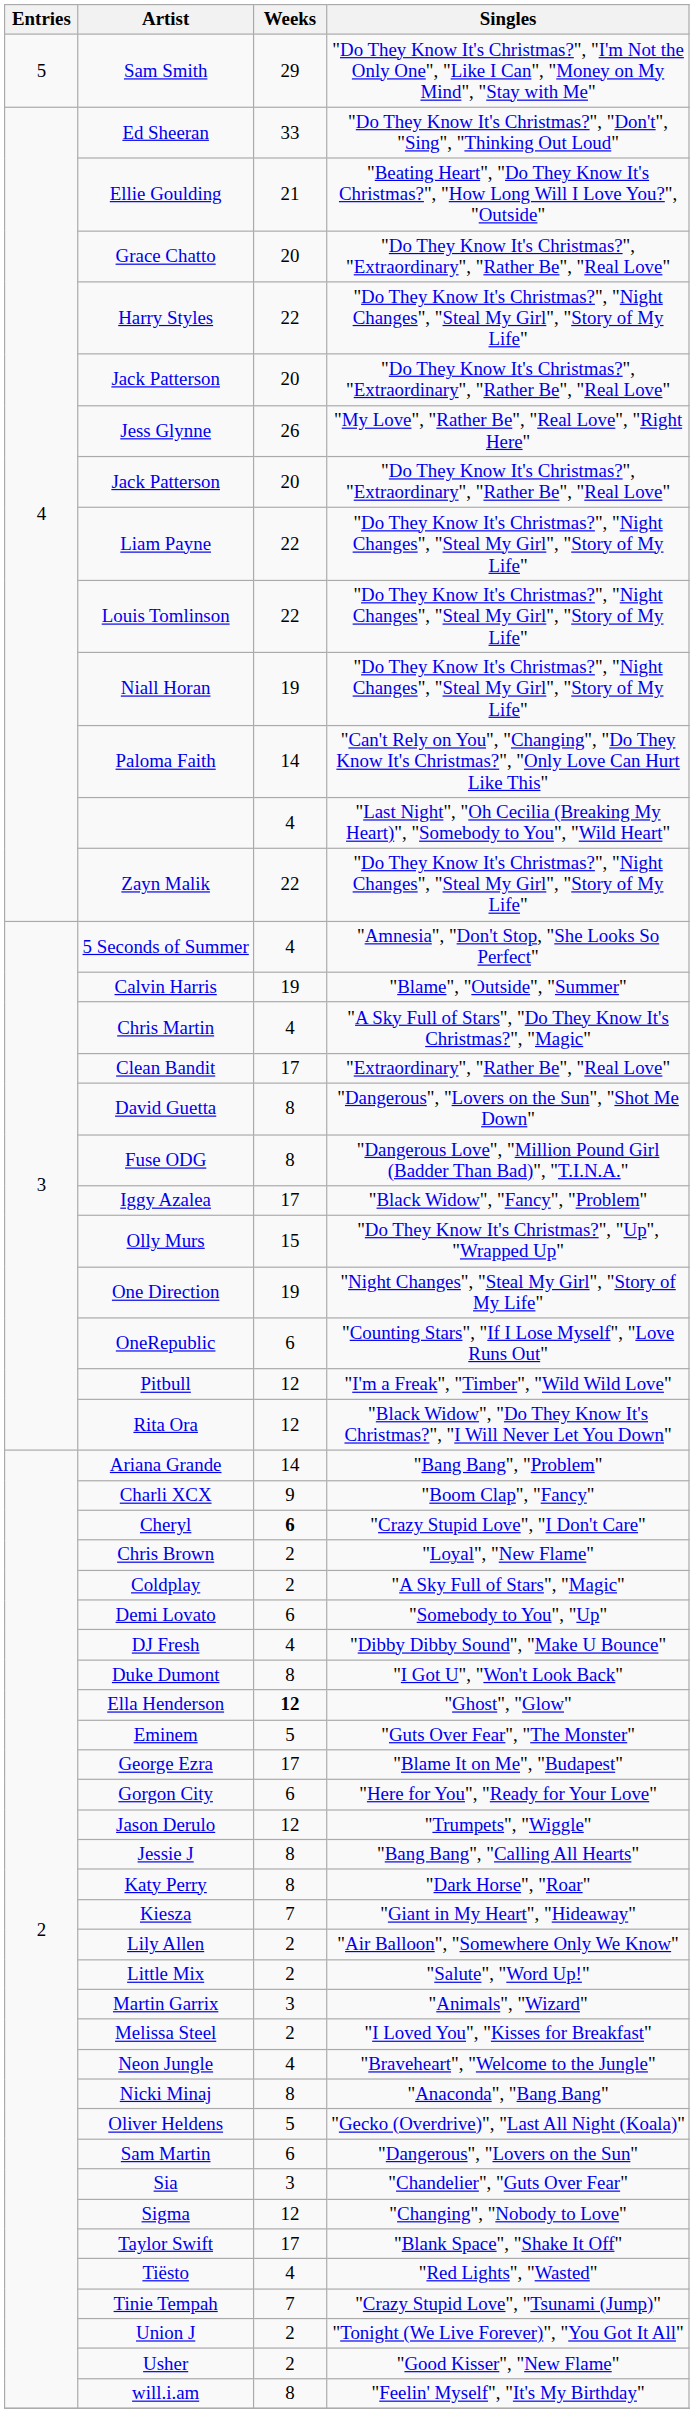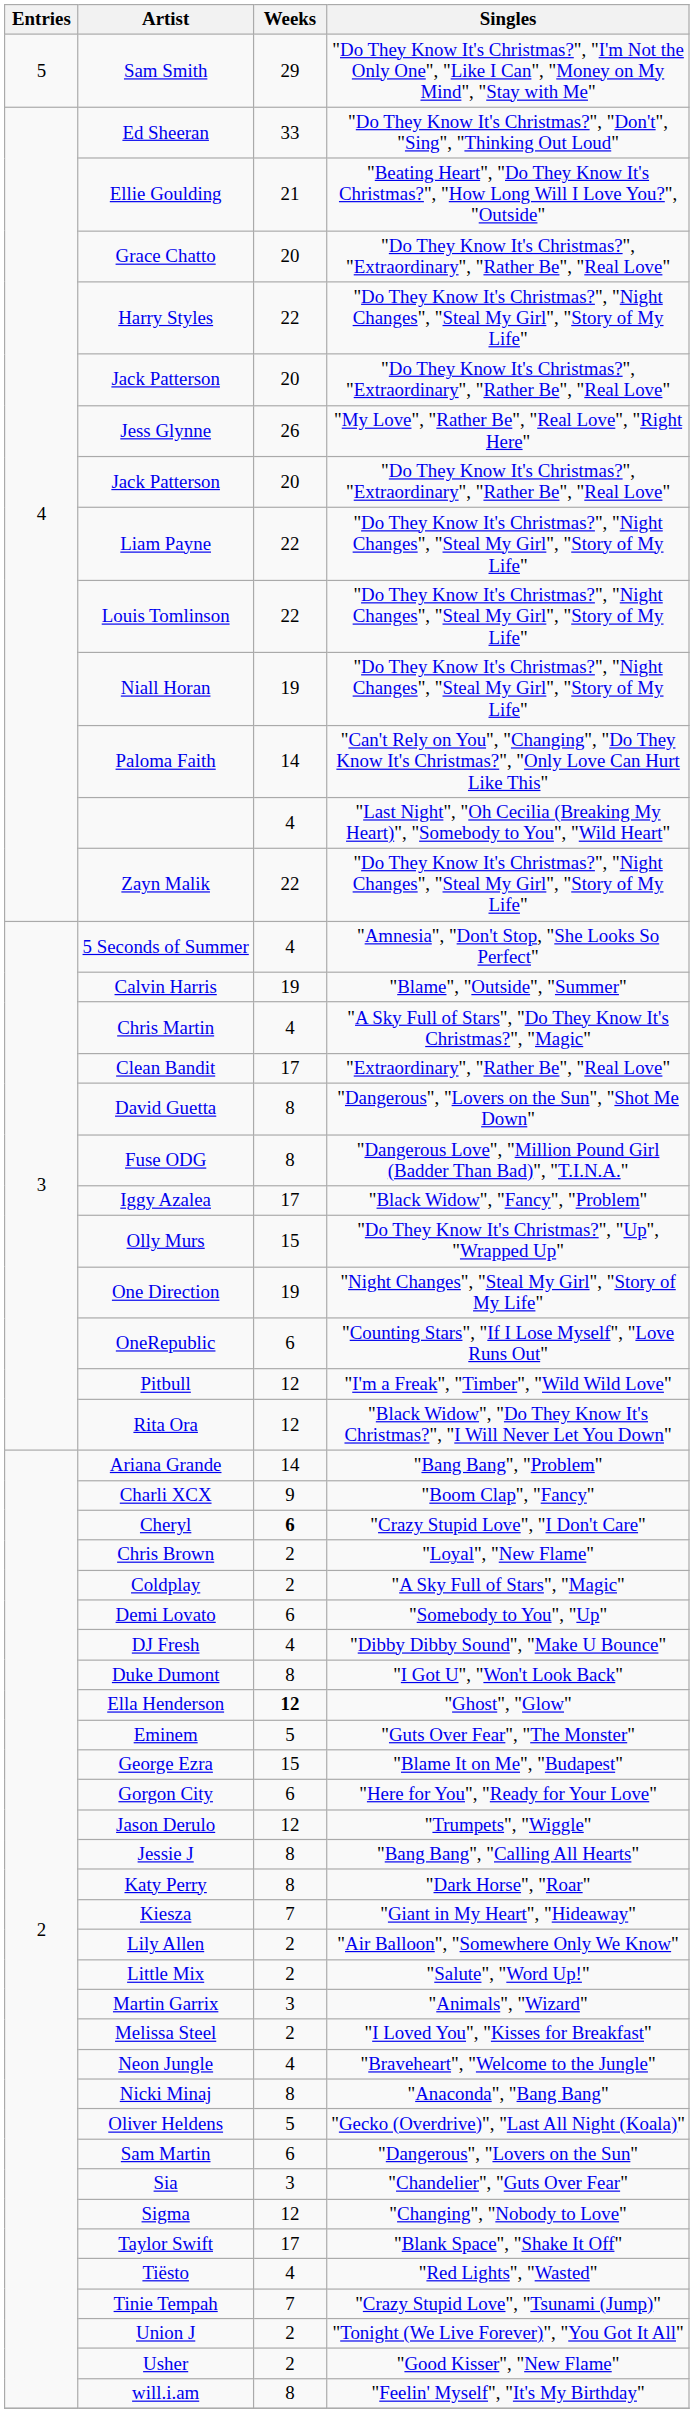(290, 1764) 17 -> (290, 1764) 15
